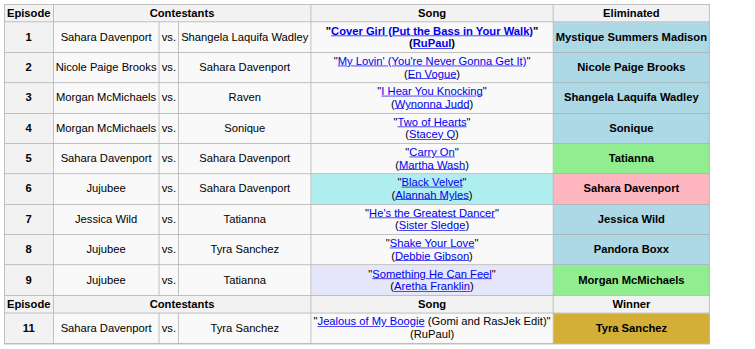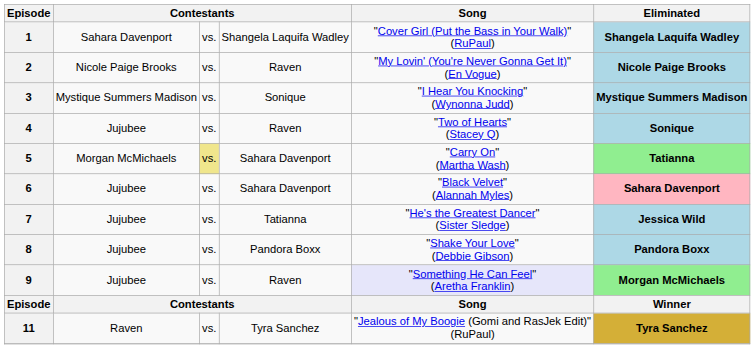(432, 37) bold -> (473, 37) normal
(631, 37) Mystique Summers Madison -> (672, 37) Shangela Laquifa Wadley
(245, 67) Sahara Davenport -> (285, 67) Raven
(106, 98) Morgan McMichaels -> (126, 98) Mystique Summers Madison
(245, 98) Raven -> (285, 98) Sonique
(631, 98) Shangela Laquifa Wadley -> (672, 98) Mystique Summers Madison
(106, 128) Morgan McMichaels -> (126, 128) Jujubee
(245, 128) Sonique -> (285, 128) Raven
(106, 158) Sahara Davenport -> (126, 158) Morgan McMichaels
(169, 158) no background -> (209, 158) khaki background
(432, 189) paleturquoise background -> (473, 189) no background
(106, 219) Jessica Wild -> (126, 219) Jujubee
(245, 249) Tyra Sanchez -> (285, 249) Pandora Boxx
(245, 280) Tatianna -> (285, 280) Raven
(106, 328) Sahara Davenport -> (126, 328) Raven
